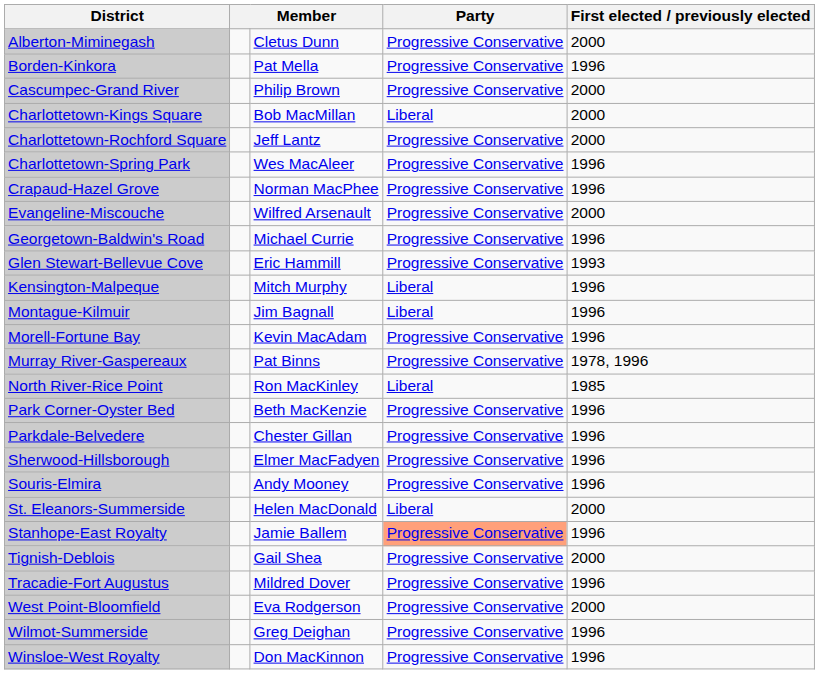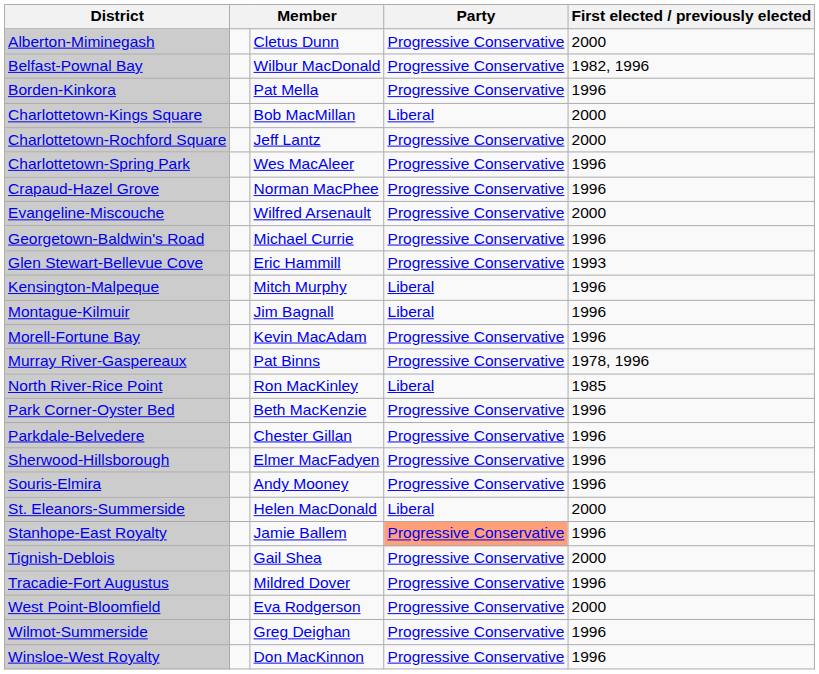+ row: (75, 66)
- row: (93, 90)
